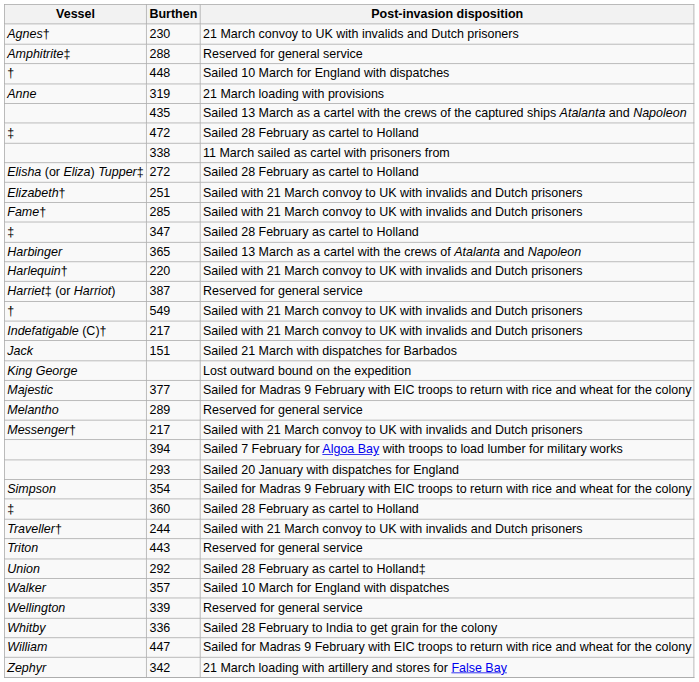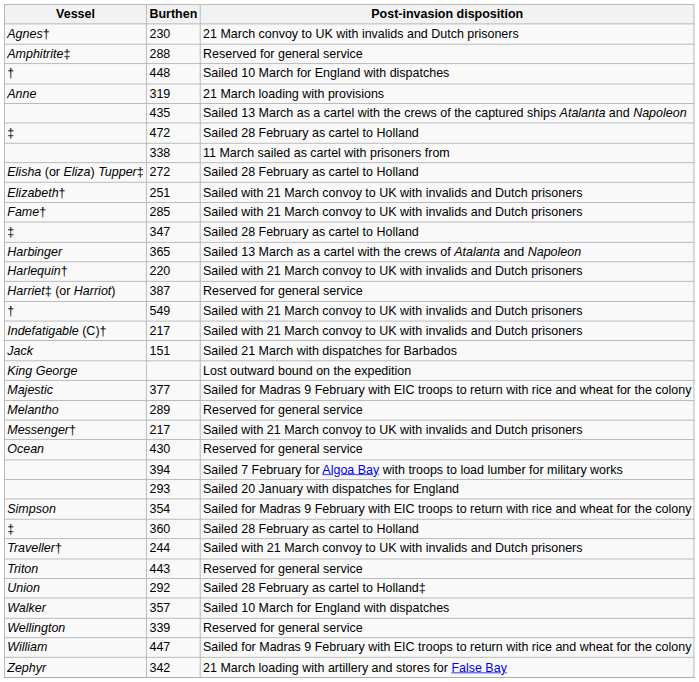+ row: (26, 449)
- row: (26, 627)
